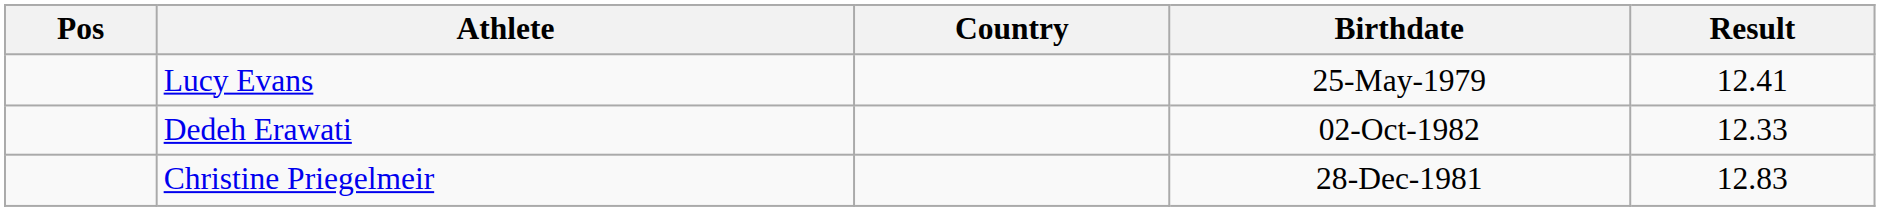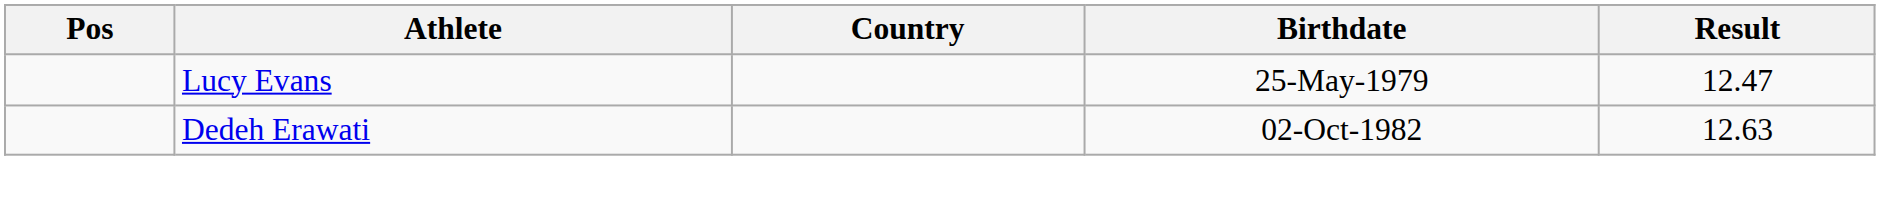(1752, 79) 12.41 -> (1737, 79) 12.47
(1752, 129) 12.33 -> (1737, 129) 12.63
- row: (299, 179)
